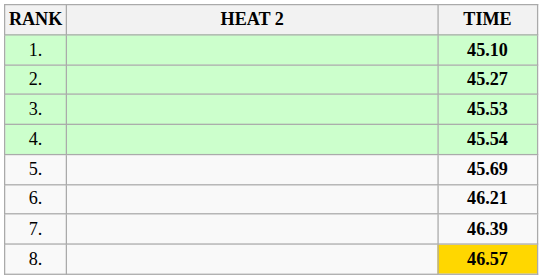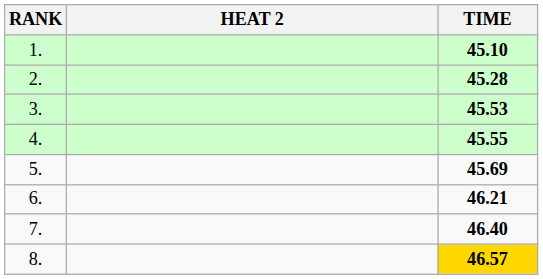(488, 79) 45.27 -> (488, 79) 45.28
(488, 139) 45.54 -> (488, 139) 45.55
(488, 229) 46.39 -> (488, 229) 46.40
